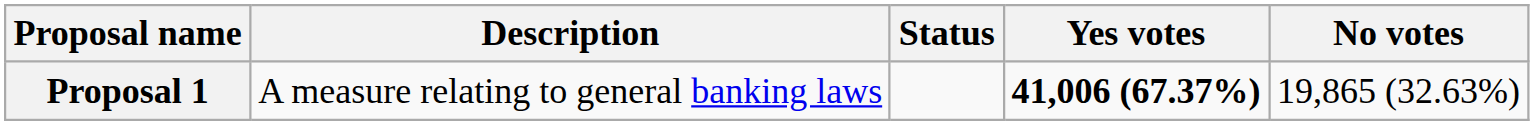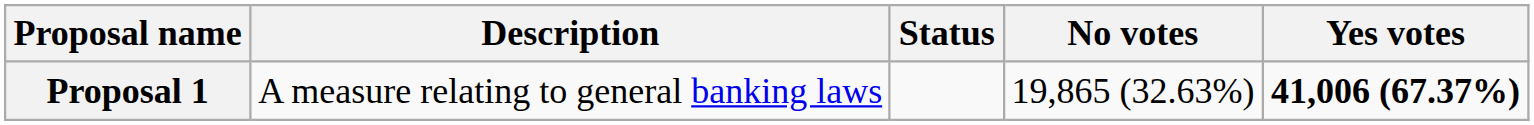columns swapped: (1136, 33) <-> (1398, 33)
